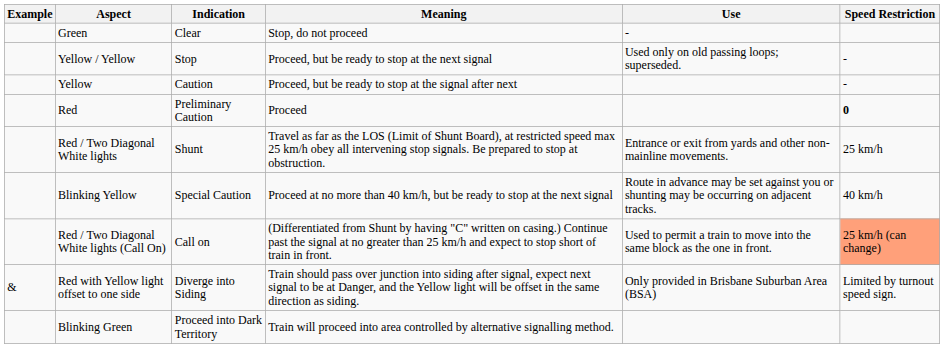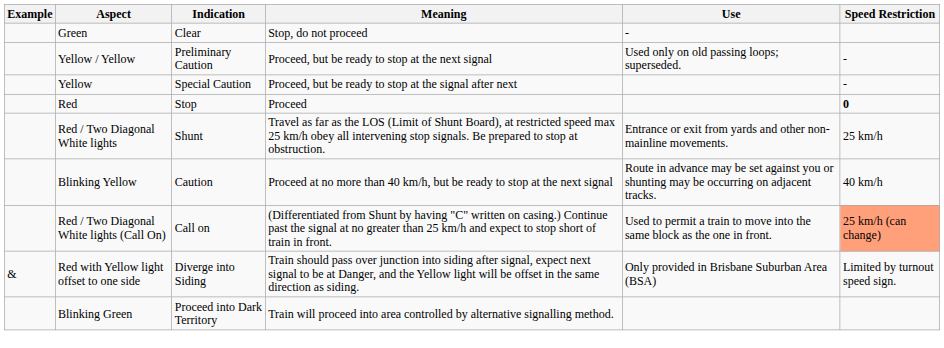(186, 58) Stop -> (203, 58) Preliminary Caution
(194, 84) Caution -> (213, 84) Special Caution
(203, 110) Preliminary Caution -> (186, 103) Stop
(213, 195) Special Caution -> (194, 182) Caution
